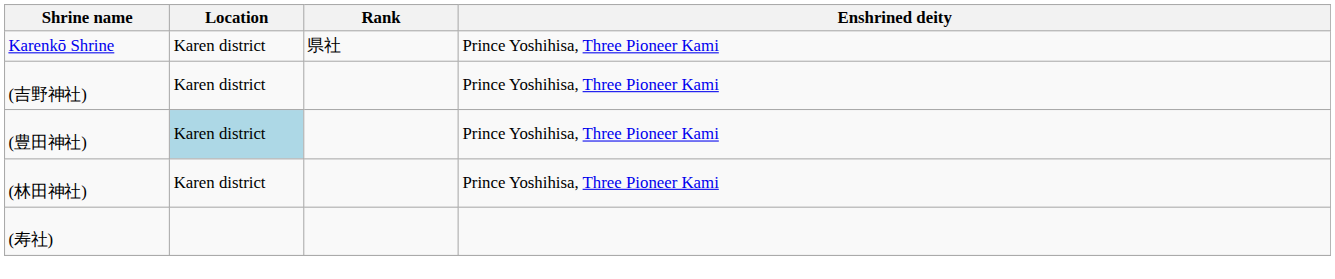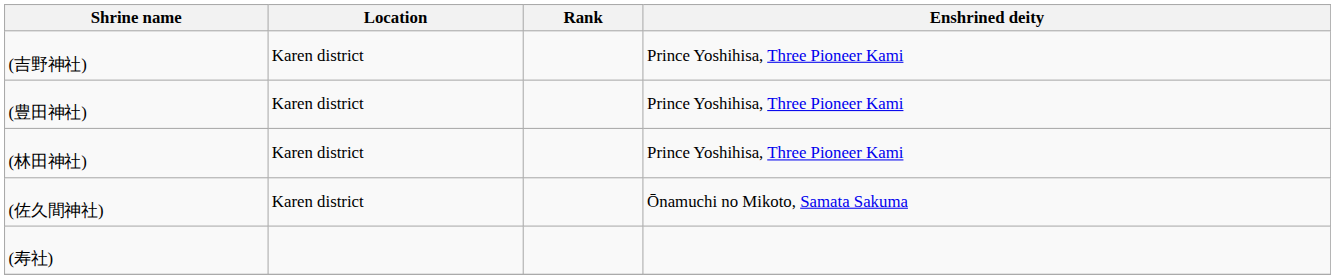- row: (61, 46)
(220, 133) lightblue background -> (318, 104) no background
+ row: (56, 210)
